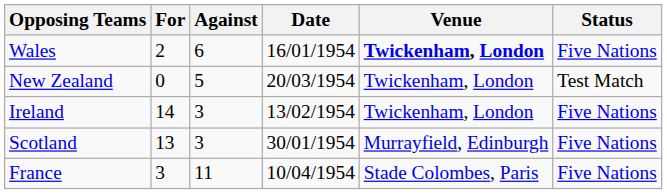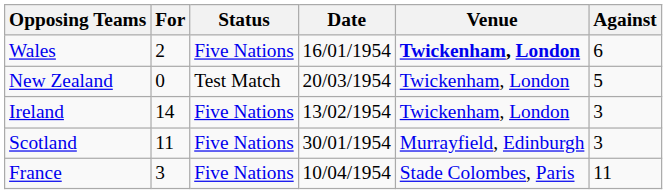columns swapped: (226, 19) <-> (607, 19)
(165, 142) 13 -> (165, 142) 11
